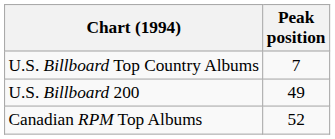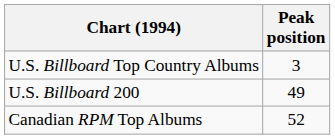(296, 65) 7 -> (296, 65) 3
